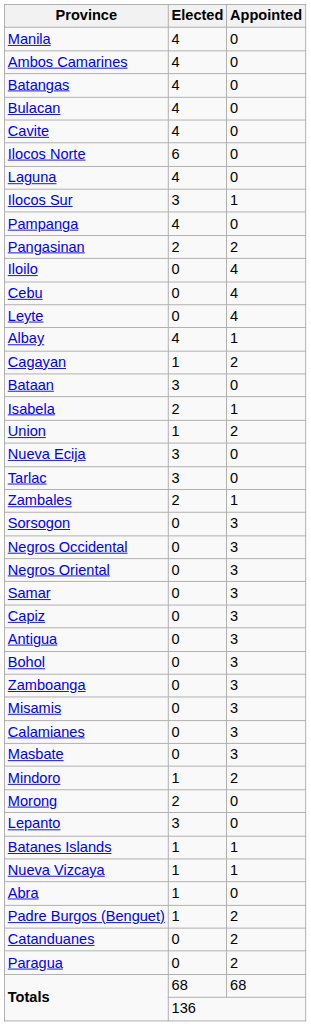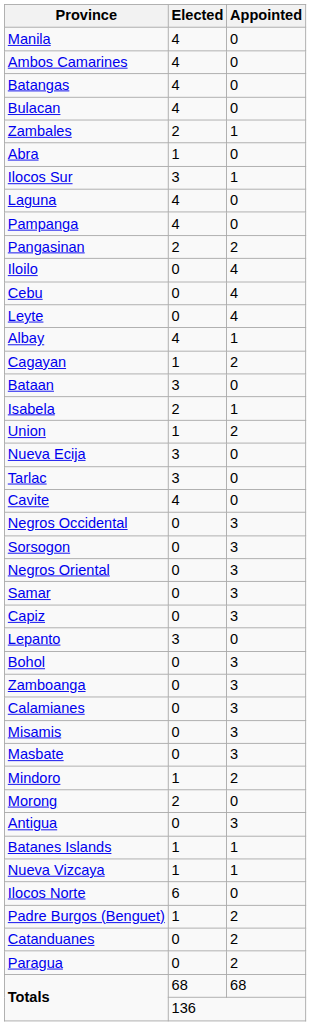rows swapped: (28, 131) <-> (40, 500)
rows swapped: (47, 154) <-> (23, 893)
rows swapped: (40, 200) <-> (32, 177)
rows swapped: (39, 524) <-> (68, 547)
rows swapped: (33, 639) <-> (34, 824)
rows swapped: (35, 708) <-> (46, 731)
